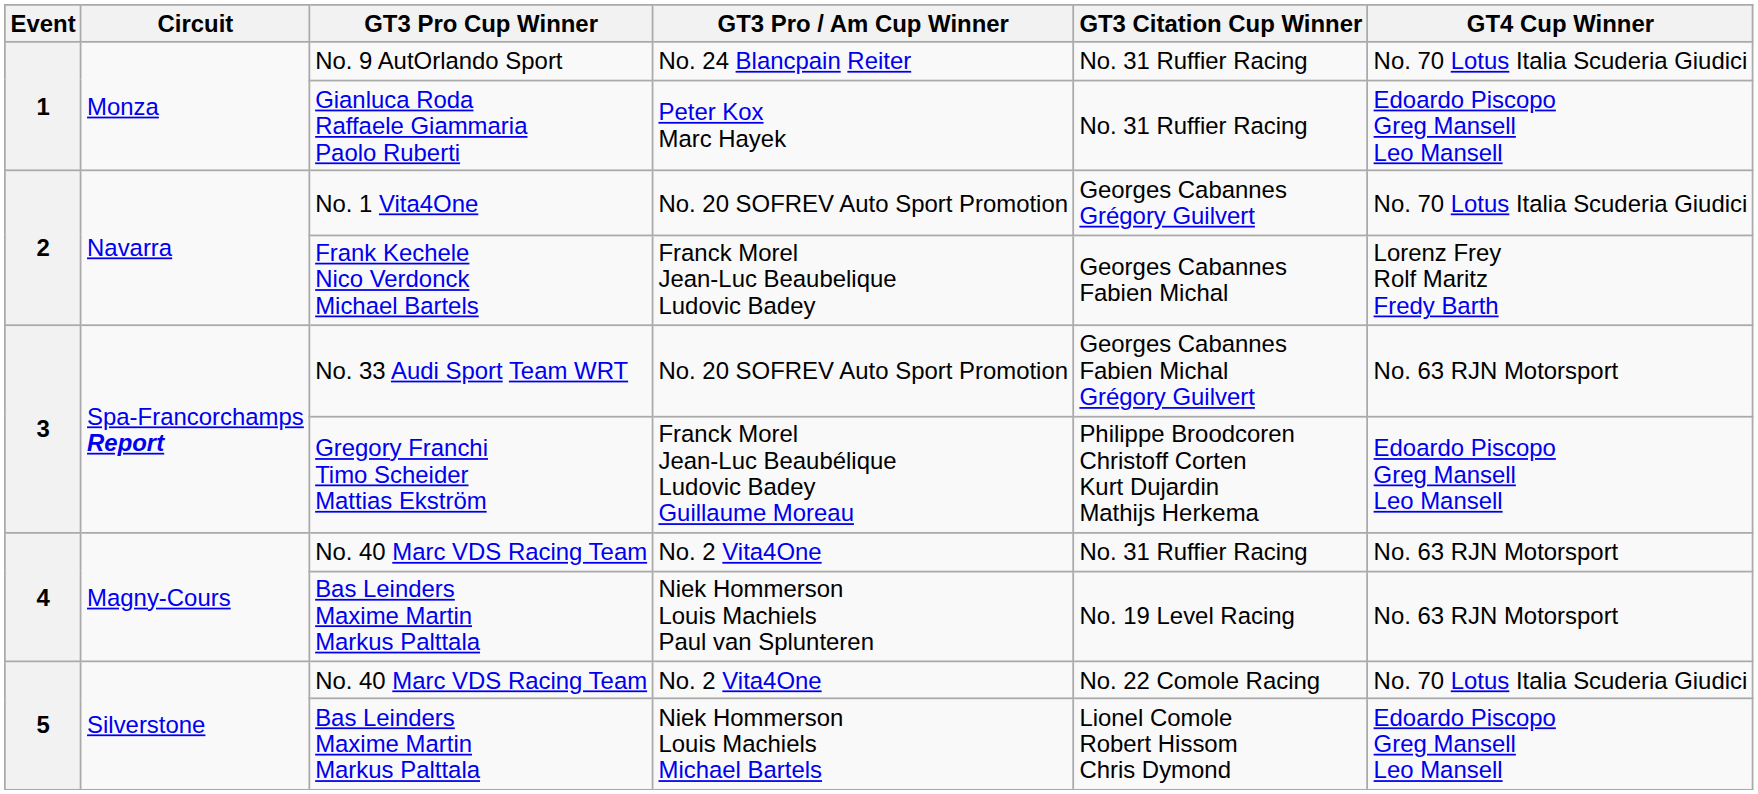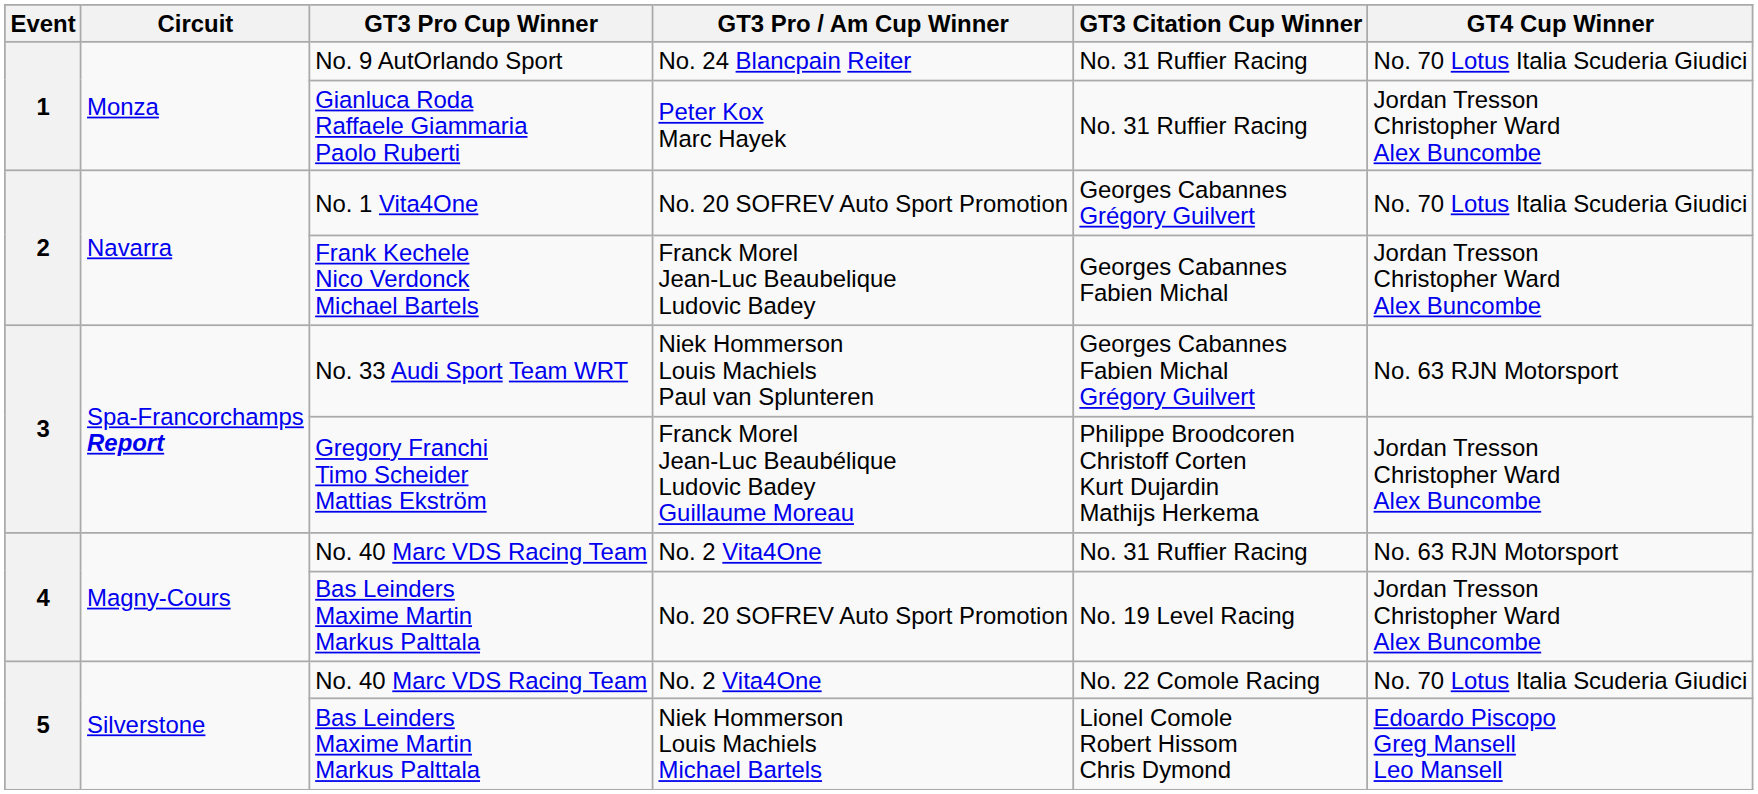(1465, 125) Edoardo Piscopo Greg Mansell Leo Mansell -> (1467, 125) Jordan Tresson Christopher Ward Alex Buncombe
(1437, 280) Lorenz Frey Rolf Maritz Fredy Barth -> (1467, 280) Jordan Tresson Christopher Ward Alex Buncombe
(863, 370) No. 20 SOFREV Auto Sport Promotion -> (766, 370) Niek Hommerson Louis Machiels Paul van Splunteren
(1465, 474) Edoardo Piscopo Greg Mansell Leo Mansell -> (1467, 474) Jordan Tresson Christopher Ward Alex Buncombe
(766, 616) Niek Hommerson Louis Machiels Paul van Splunteren -> (863, 616) No. 20 SOFREV Auto Sport Promotion
(1496, 616) No. 63 RJN Motorsport -> (1467, 616) Jordan Tresson Christopher Ward Alex Buncombe
